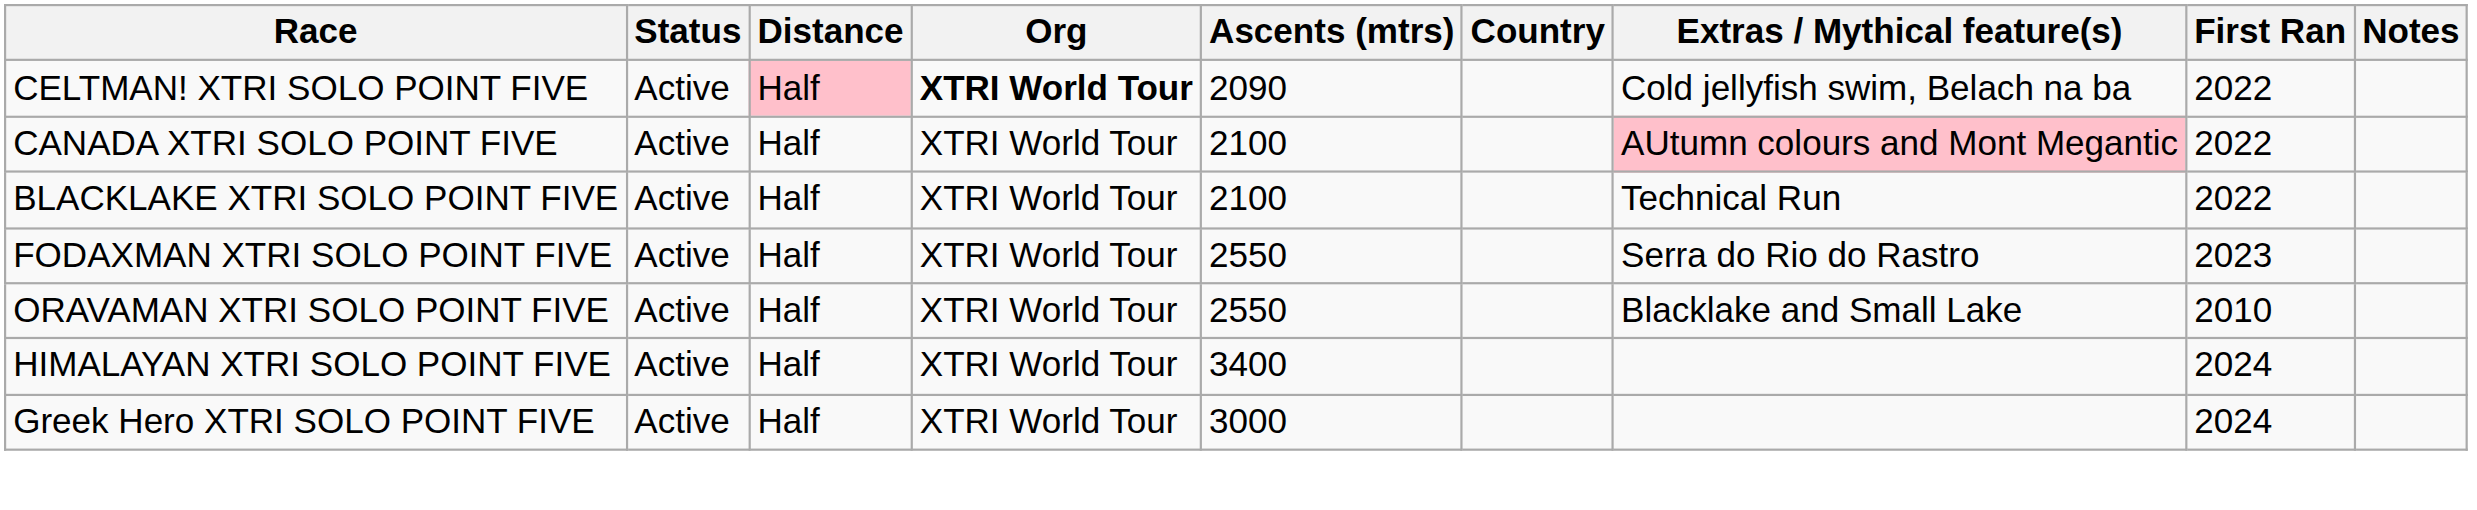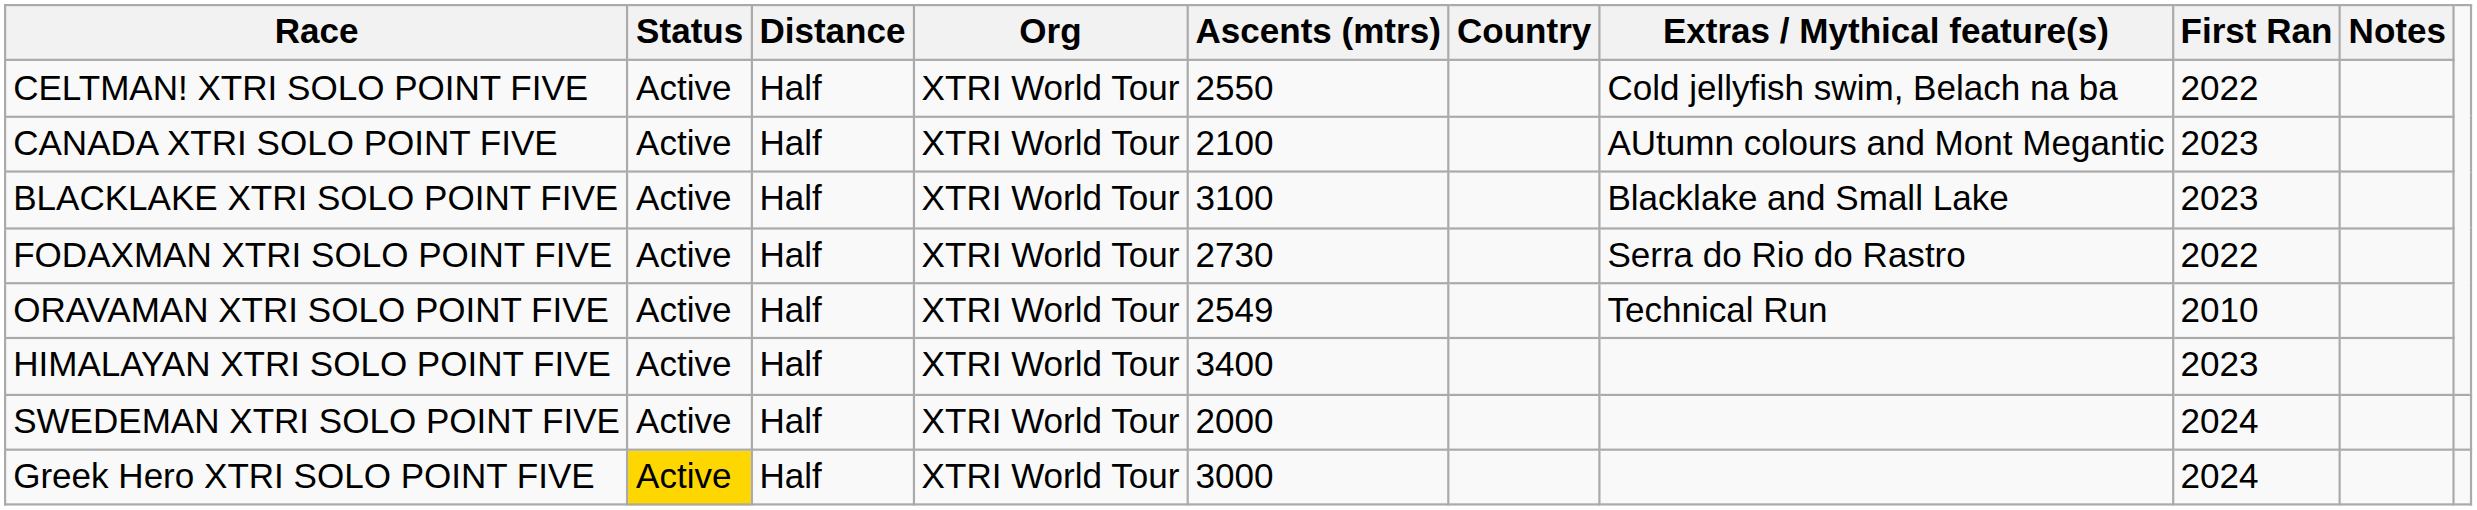(789, 87) pink background -> (791, 87) no background
(1056, 87) bold -> (1050, 87) normal
(1248, 87) 2090 -> (1234, 87) 2550
(1900, 143) pink background -> (1886, 143) no background
(2233, 143) 2022 -> (2220, 143) 2023
(1248, 198) 2100 -> (1234, 198) 3100
(1731, 198) Technical Run -> (1808, 198) Blacklake and Small Lake
(2233, 198) 2022 -> (2220, 198) 2023
(1248, 254) 2550 -> (1234, 254) 2730
(2233, 254) 2023 -> (2220, 254) 2022
(1248, 310) 2550 -> (1234, 310) 2549
(1822, 310) Blacklake and Small Lake -> (1717, 310) Technical Run
(2233, 365) 2024 -> (2220, 365) 2023
+ row: (317, 421)
(682, 421) no background -> (684, 476) gold background
